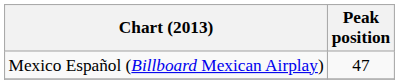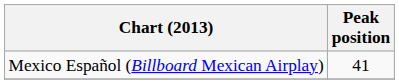(361, 65) 47 -> (361, 65) 41
